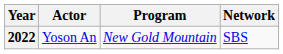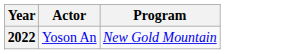- column: (249, 15)
